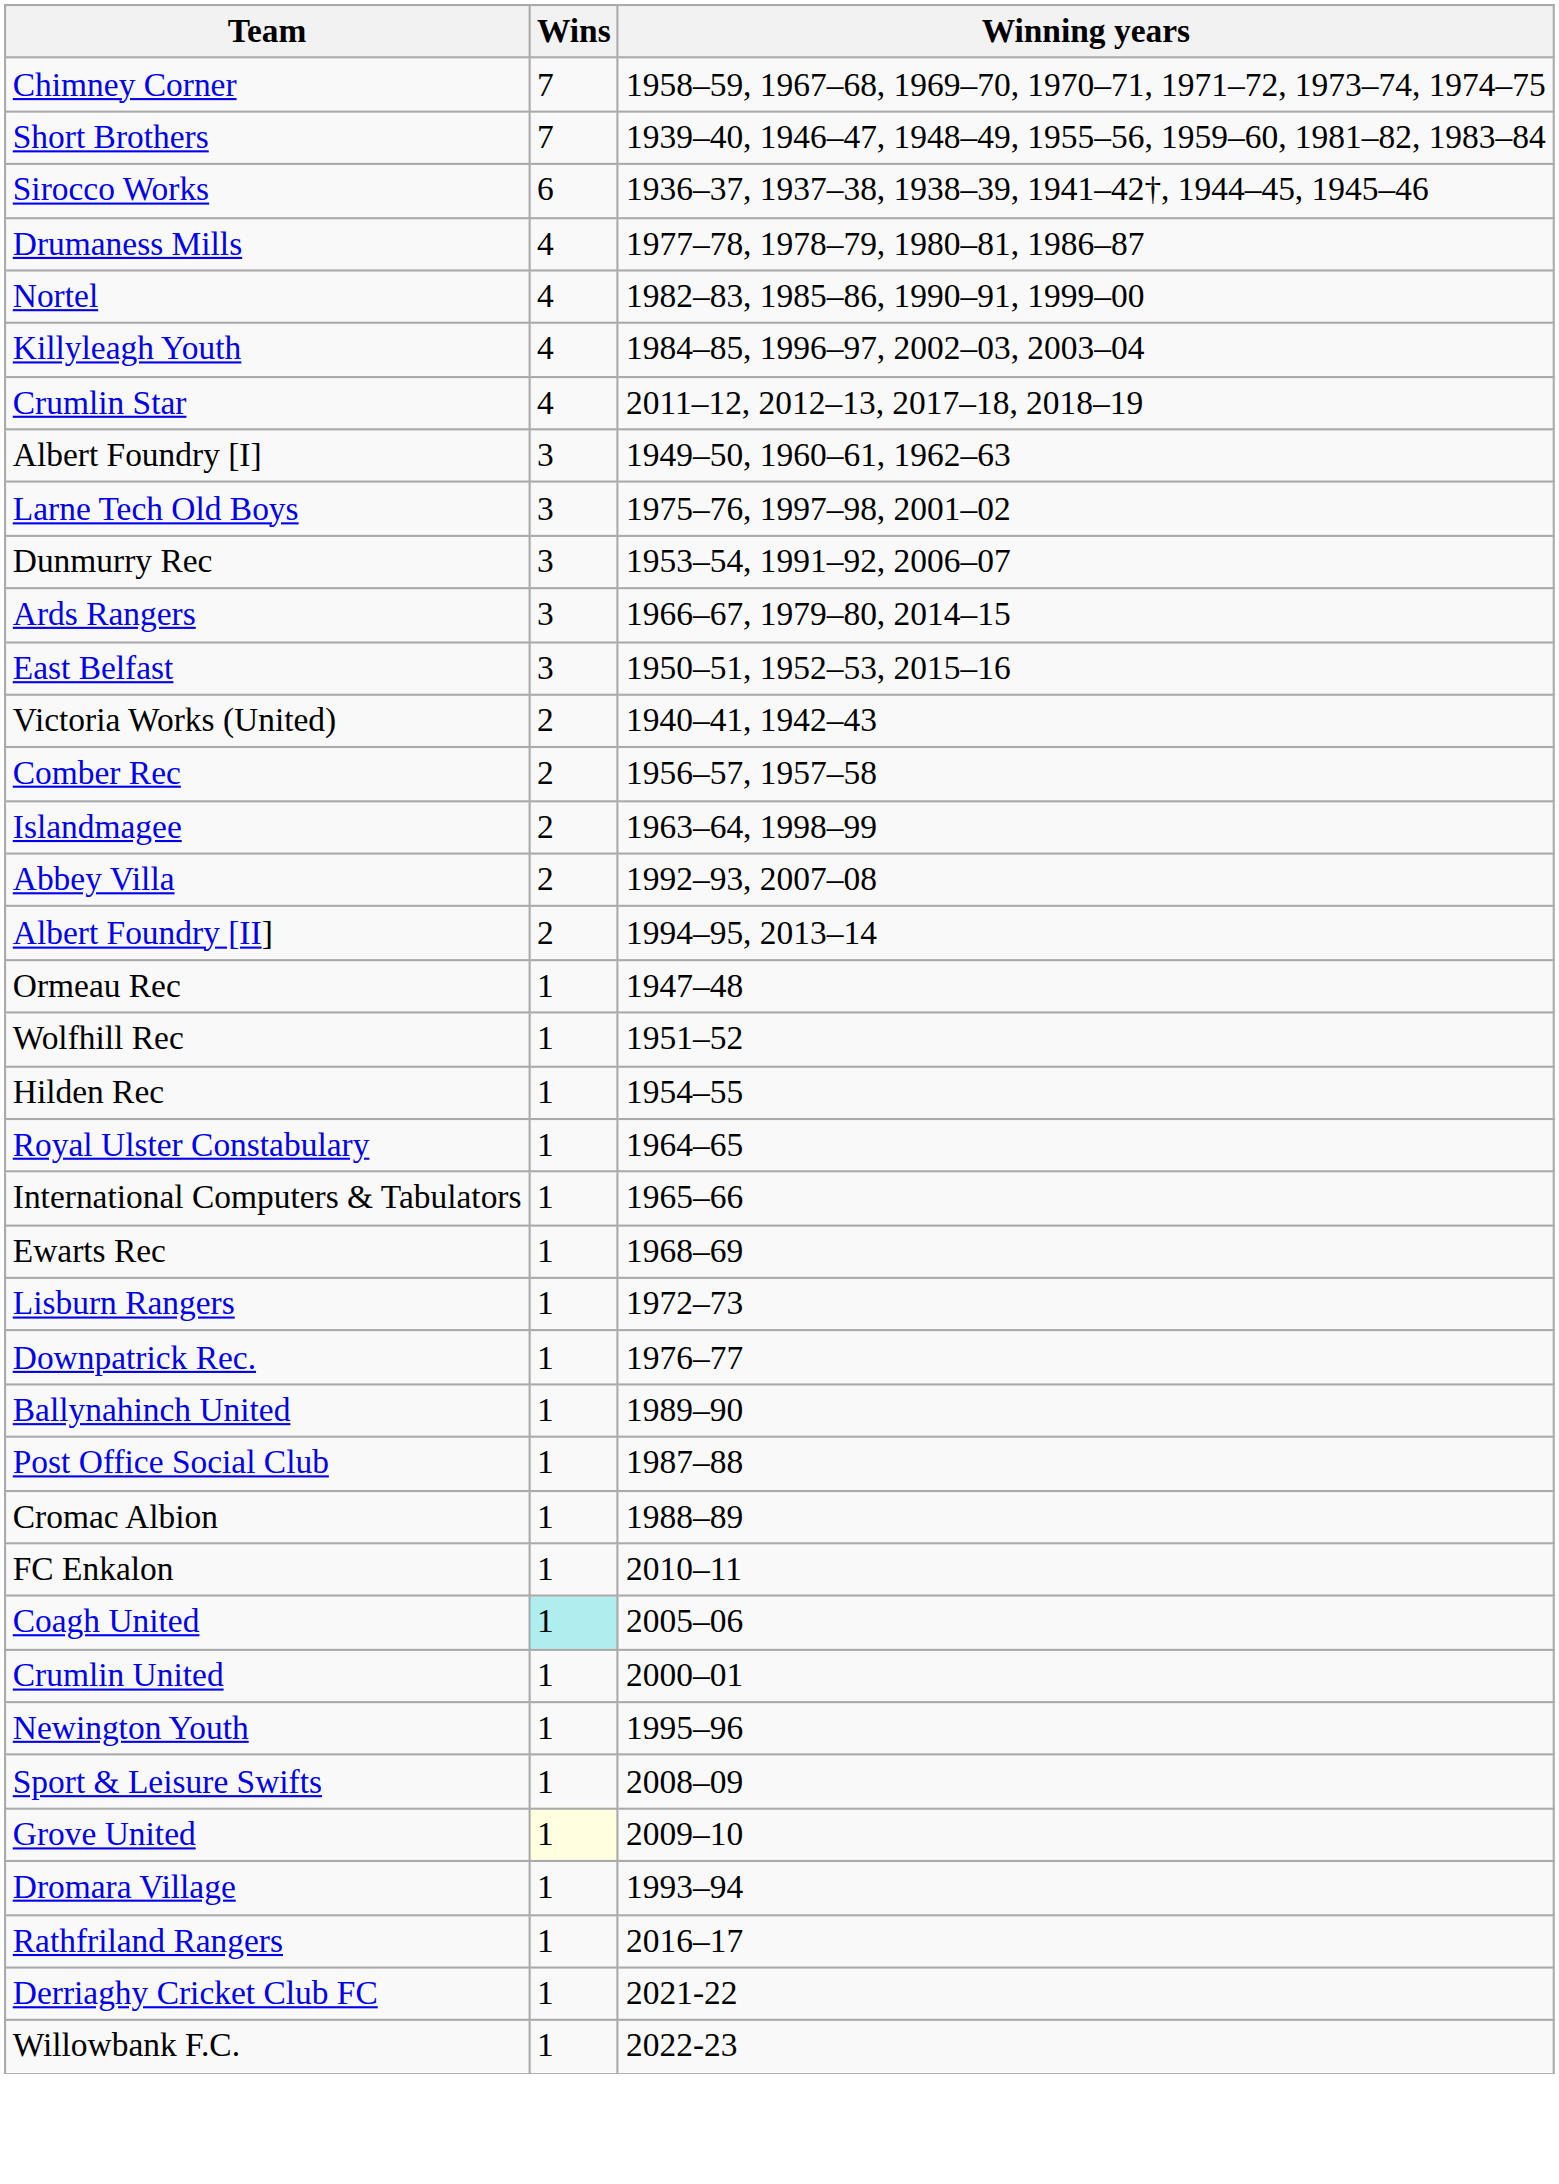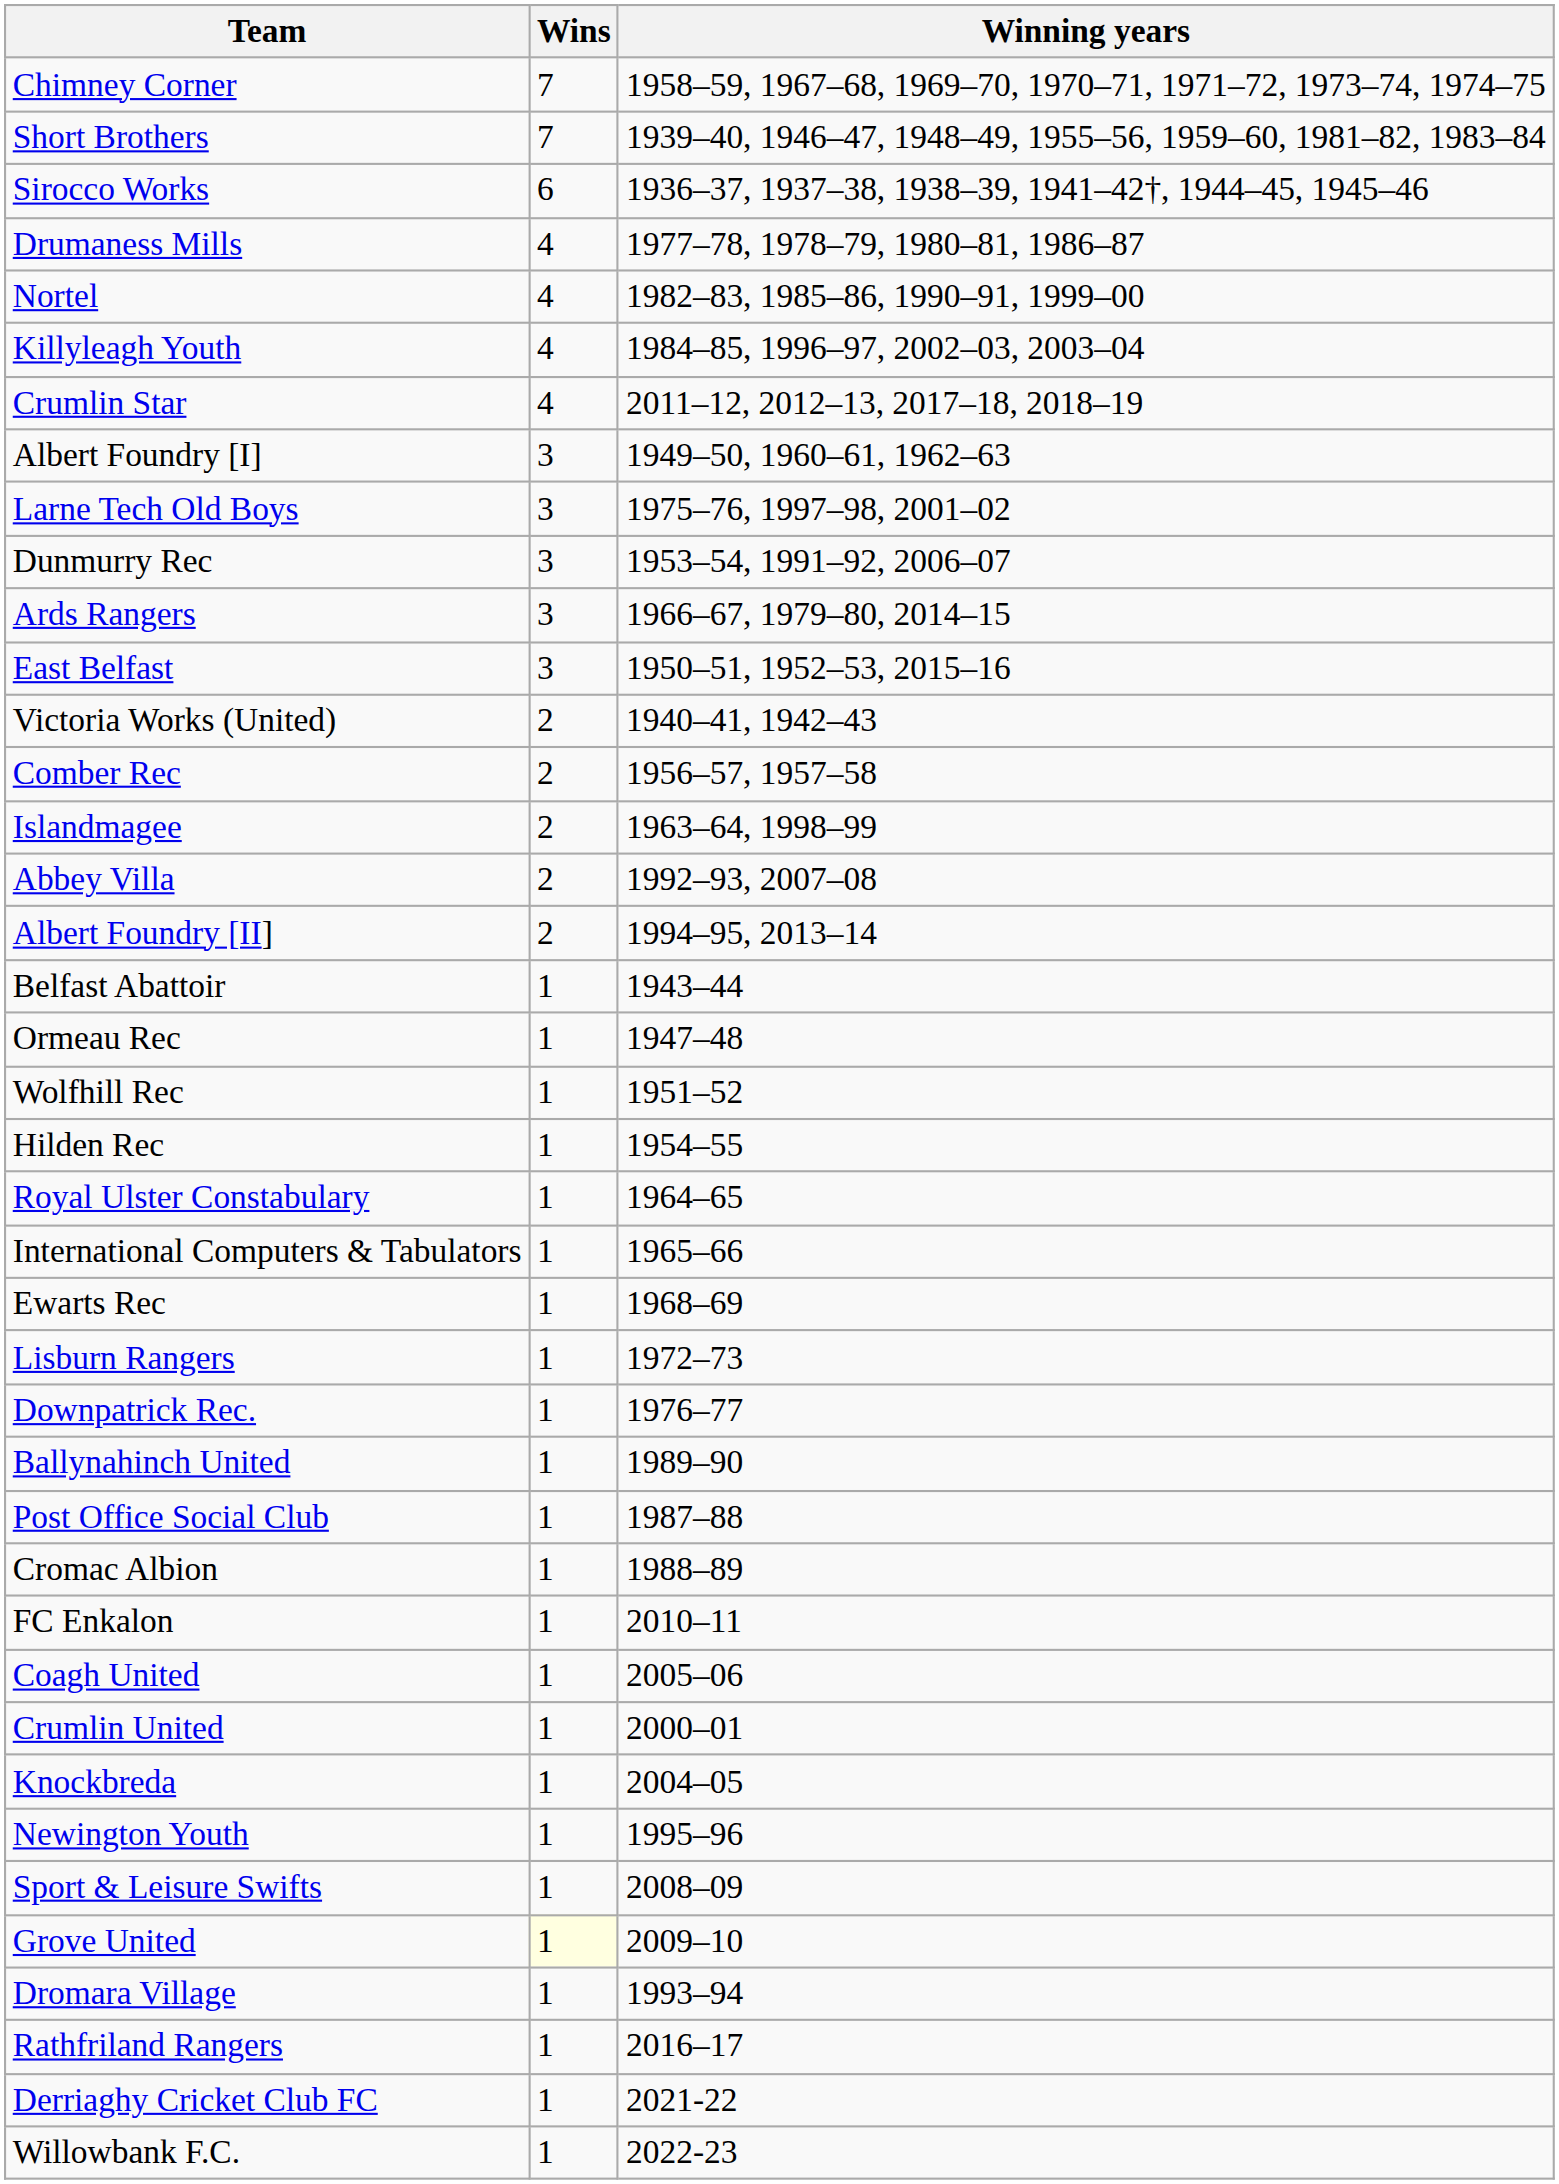+ row: (119, 985)
(545, 1622) paleturquoise background -> (545, 1675) no background
+ row: (94, 1781)
